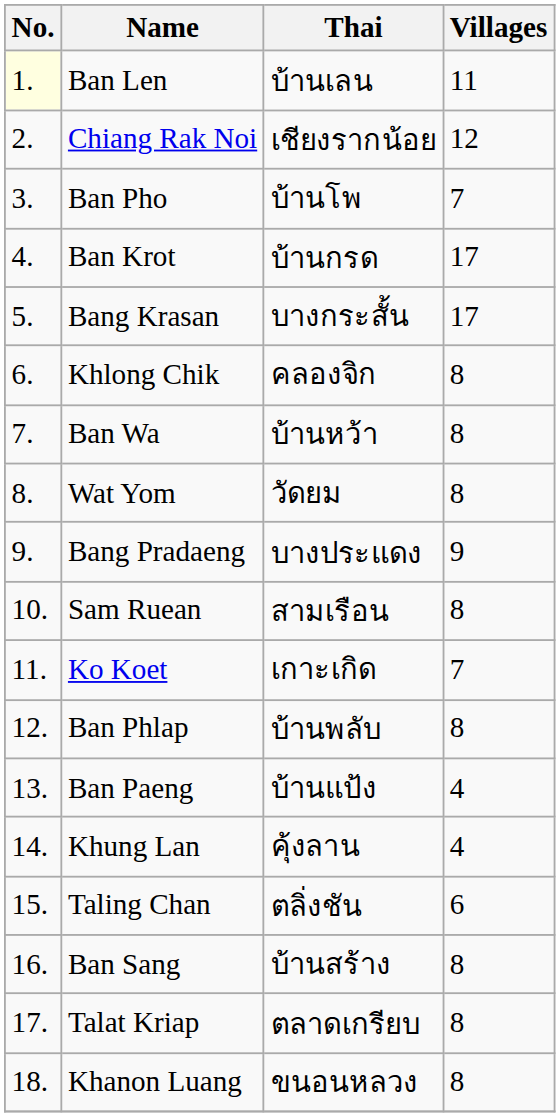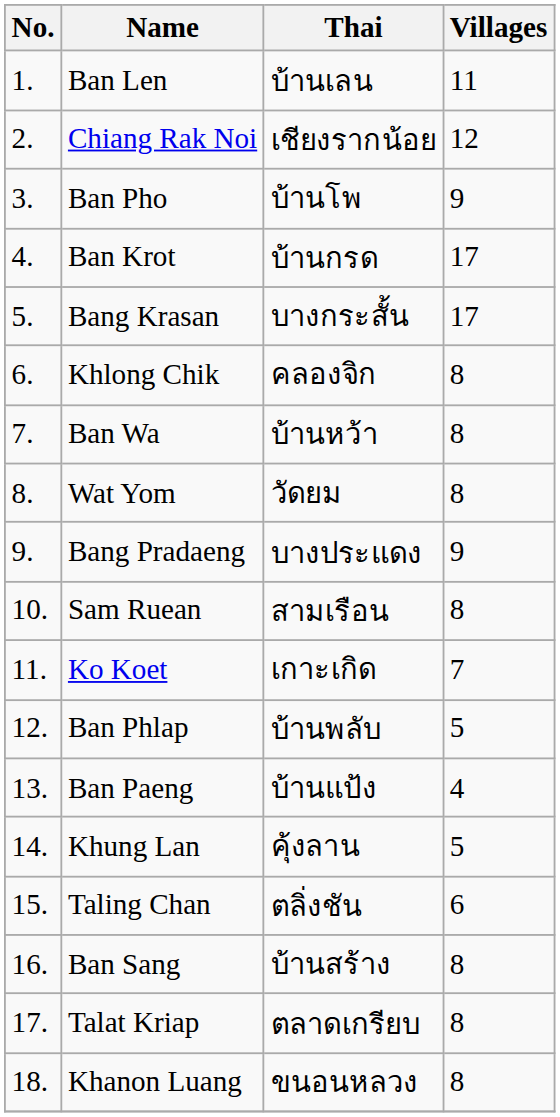(23, 80) lightyellow background -> (23, 80) no background
(457, 197) 7 -> (457, 197) 9
(457, 728) 8 -> (457, 728) 5
(457, 846) 4 -> (457, 846) 5
